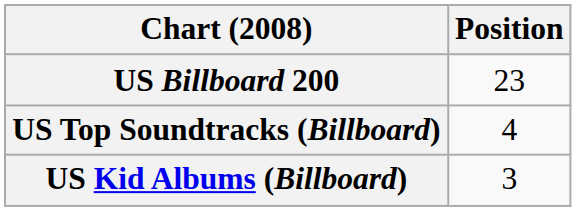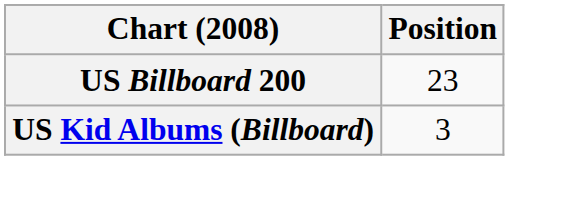- row: (226, 129)
